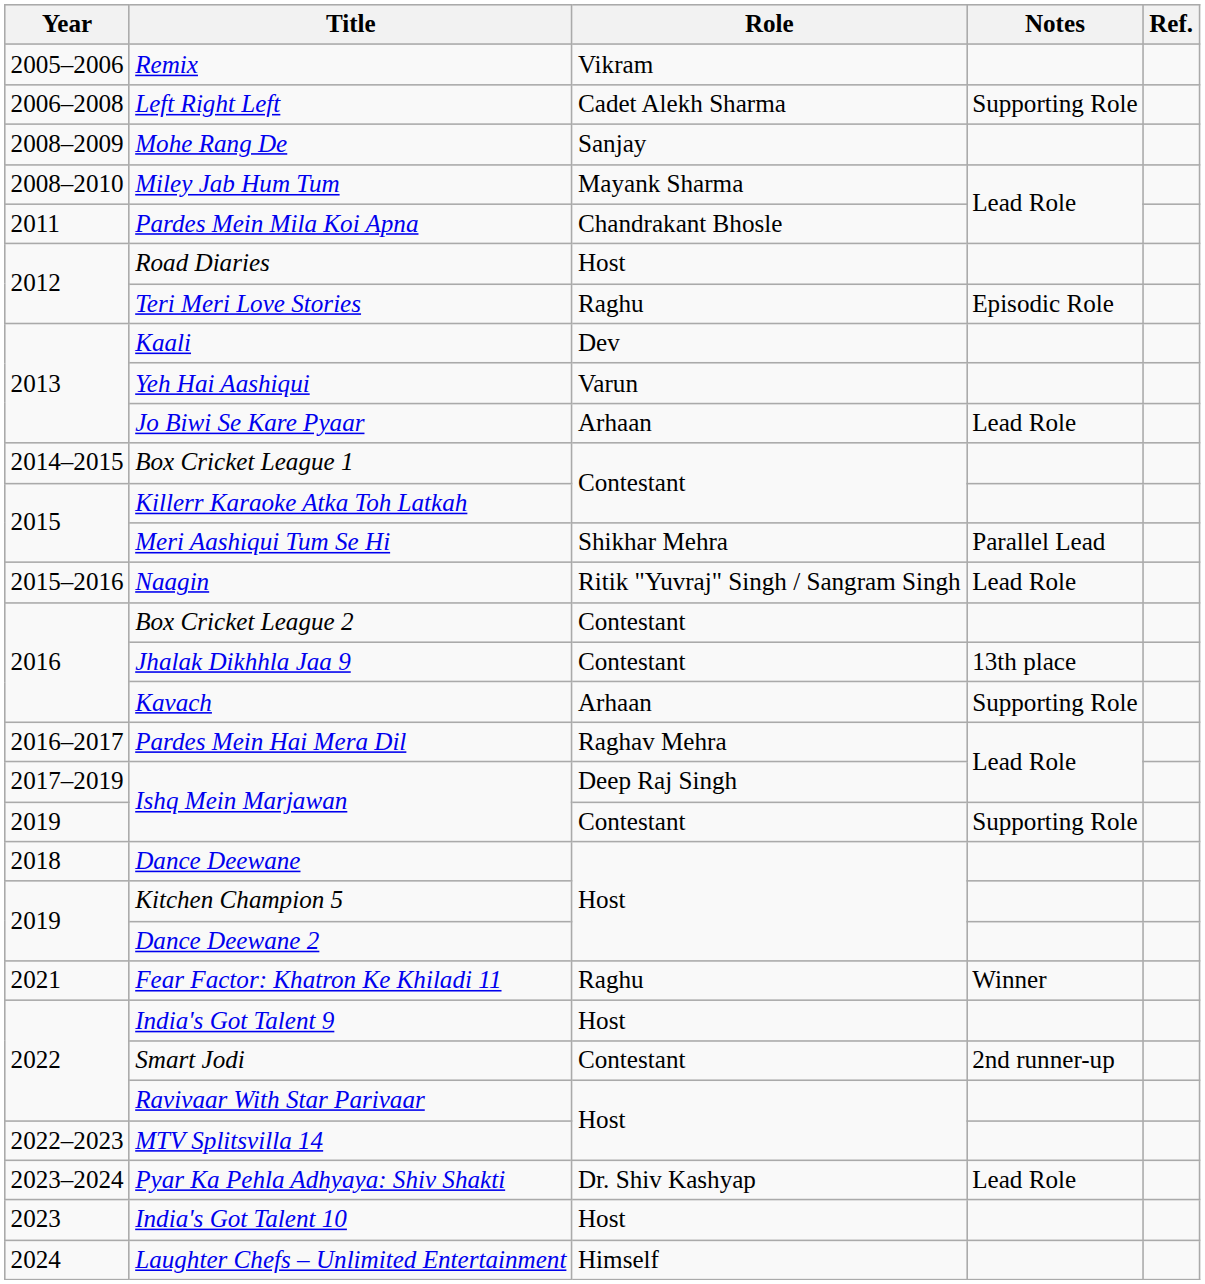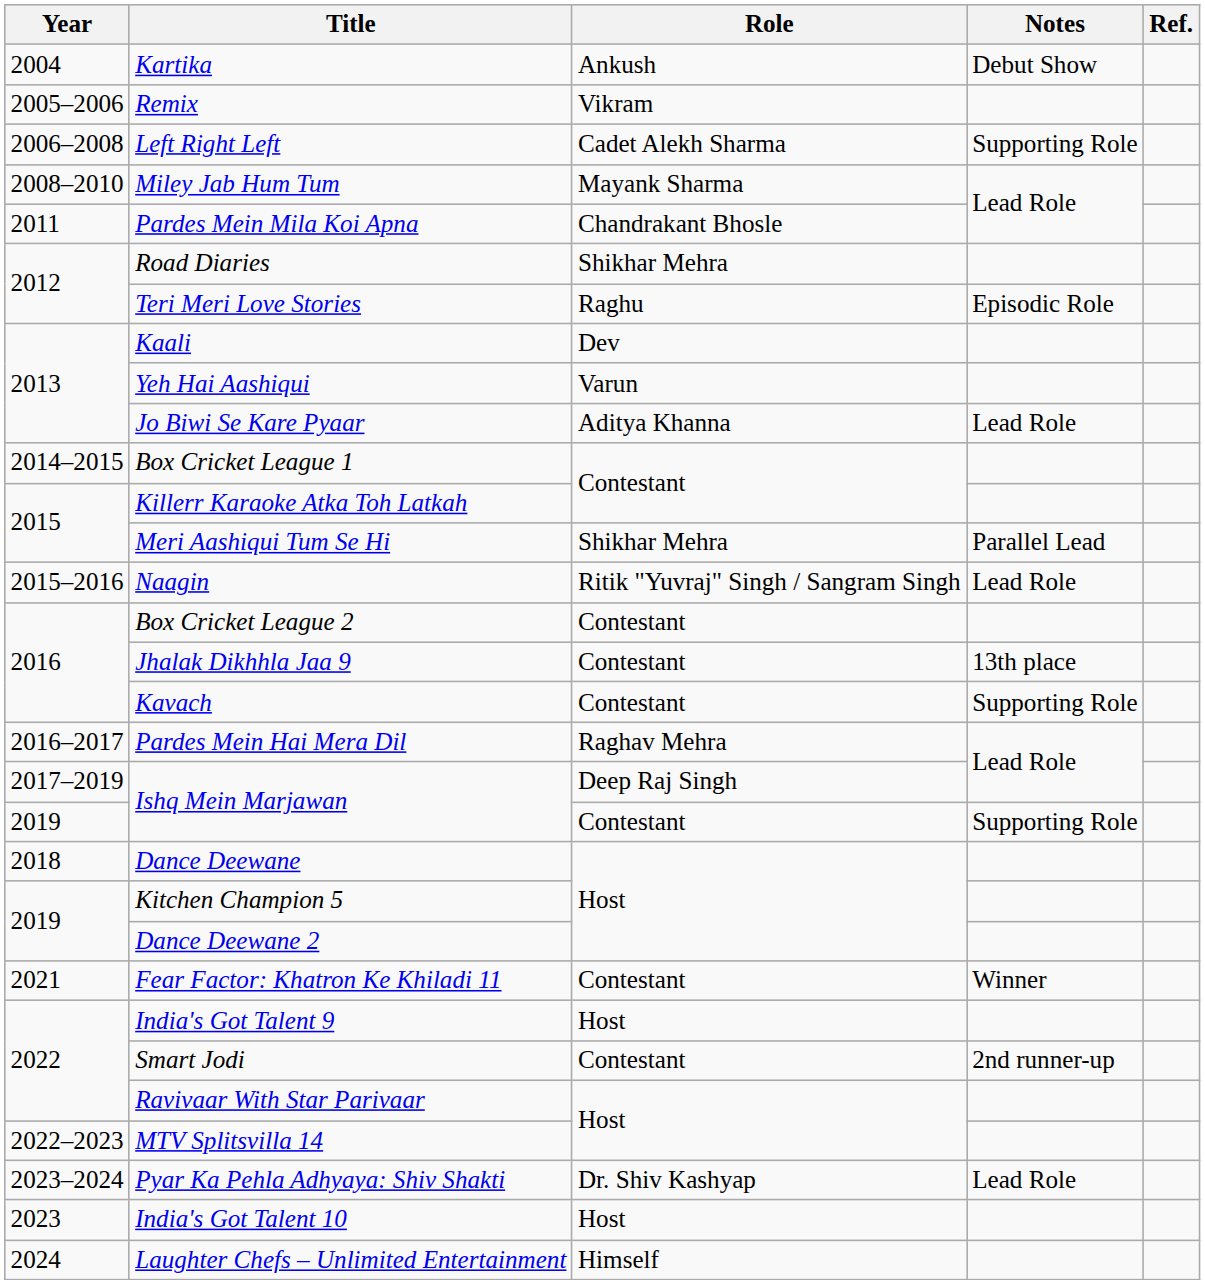+ row: (36, 64)
- row: (67, 143)
(602, 263) Host -> (653, 263) Shikhar Mehra
(615, 422) Arhaan -> (654, 422) Aditya Khanna
(615, 701) Arhaan -> (632, 701) Contestant
(611, 980) Raghu -> (632, 980) Contestant
